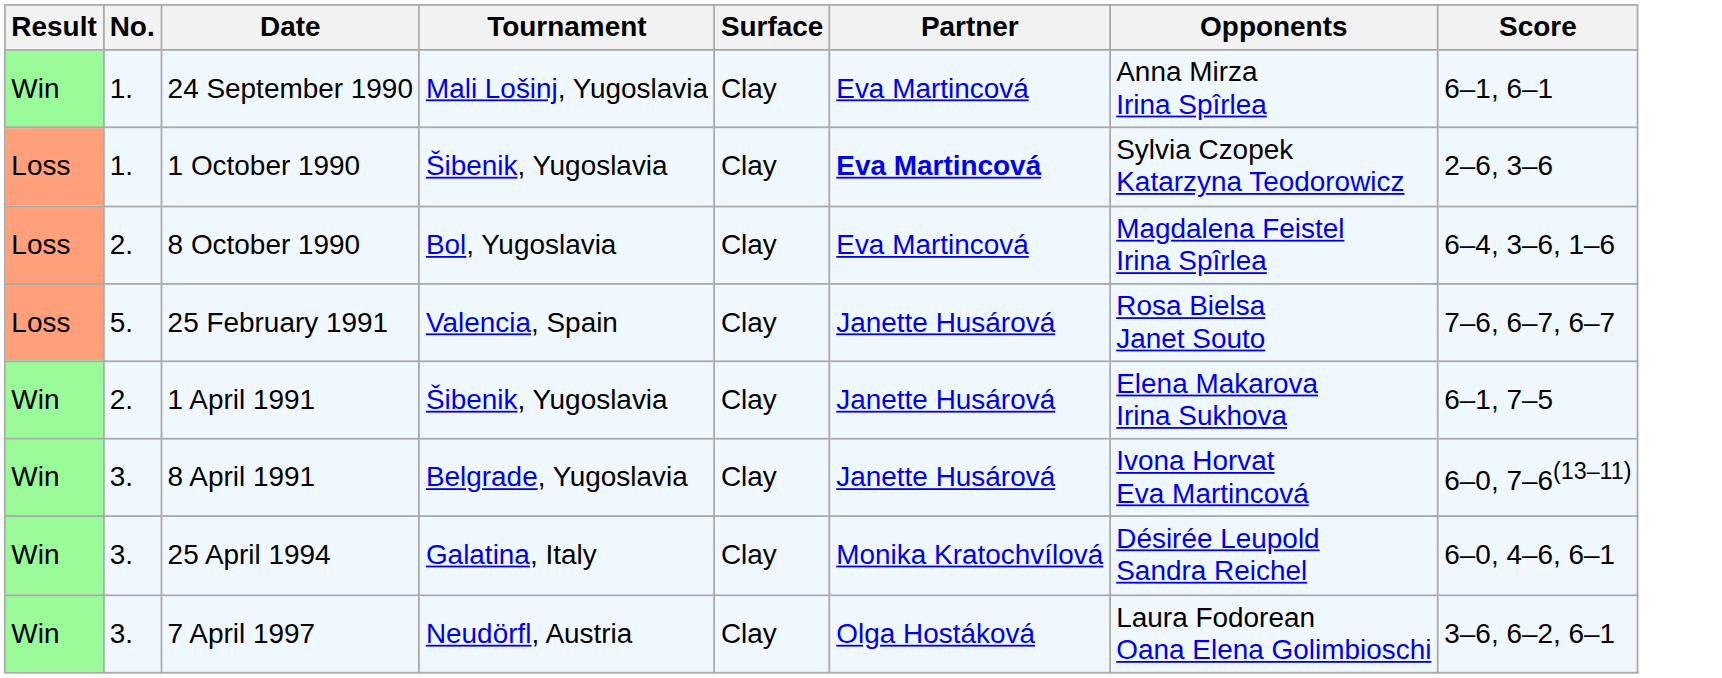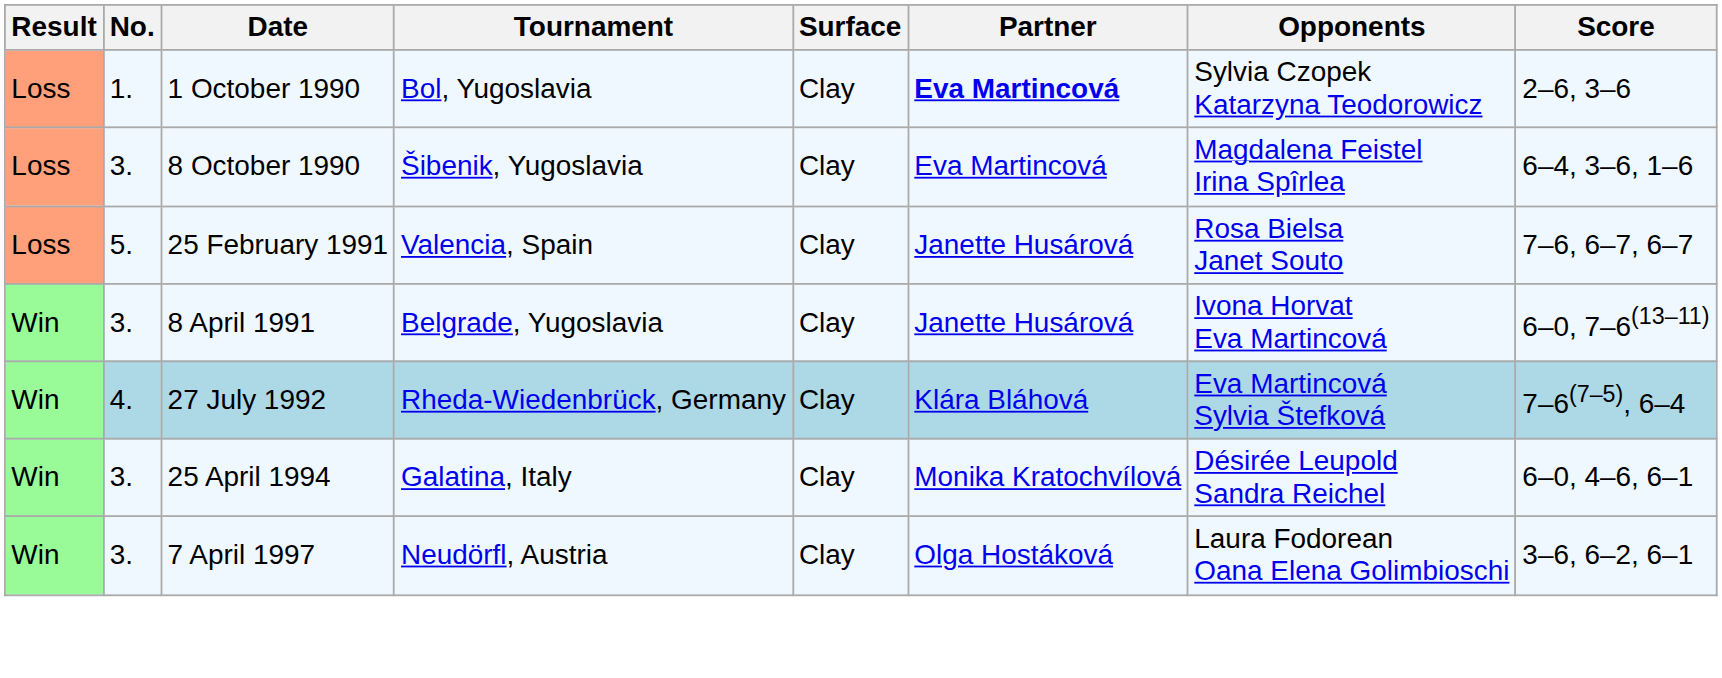- row: (290, 88)
(547, 165) Šibenik, Yugoslavia -> (496, 88) Bol, Yugoslavia
(121, 243) 2. -> (121, 165) 3.
(521, 243) Bol, Yugoslavia -> (522, 165) Šibenik, Yugoslavia
- row: (241, 399)
+ row: (247, 399)
